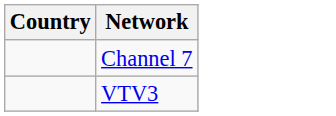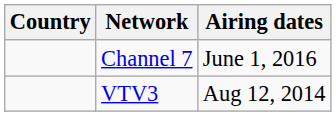+ column: (264, 22)
